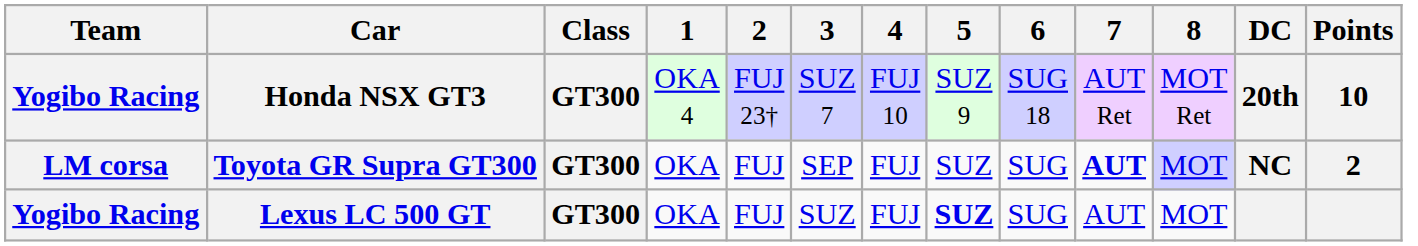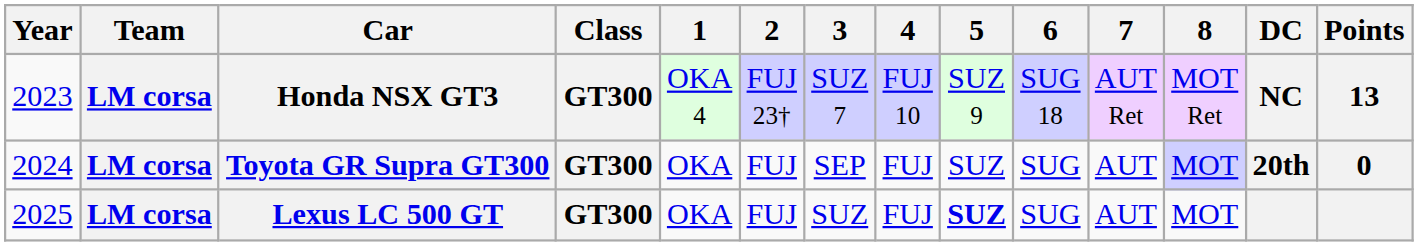+ column: (42, 28)
(106, 96) Yogibo Racing -> (149, 96) LM corsa
(1270, 96) 20th -> (1281, 96) NC
(1353, 96) 10 -> (1364, 96) 13
(1114, 164) bold -> (1126, 164) normal
(1270, 164) NC -> (1281, 164) 20th
(1353, 164) 2 -> (1364, 164) 0
(106, 213) Yogibo Racing -> (149, 213) LM corsa
